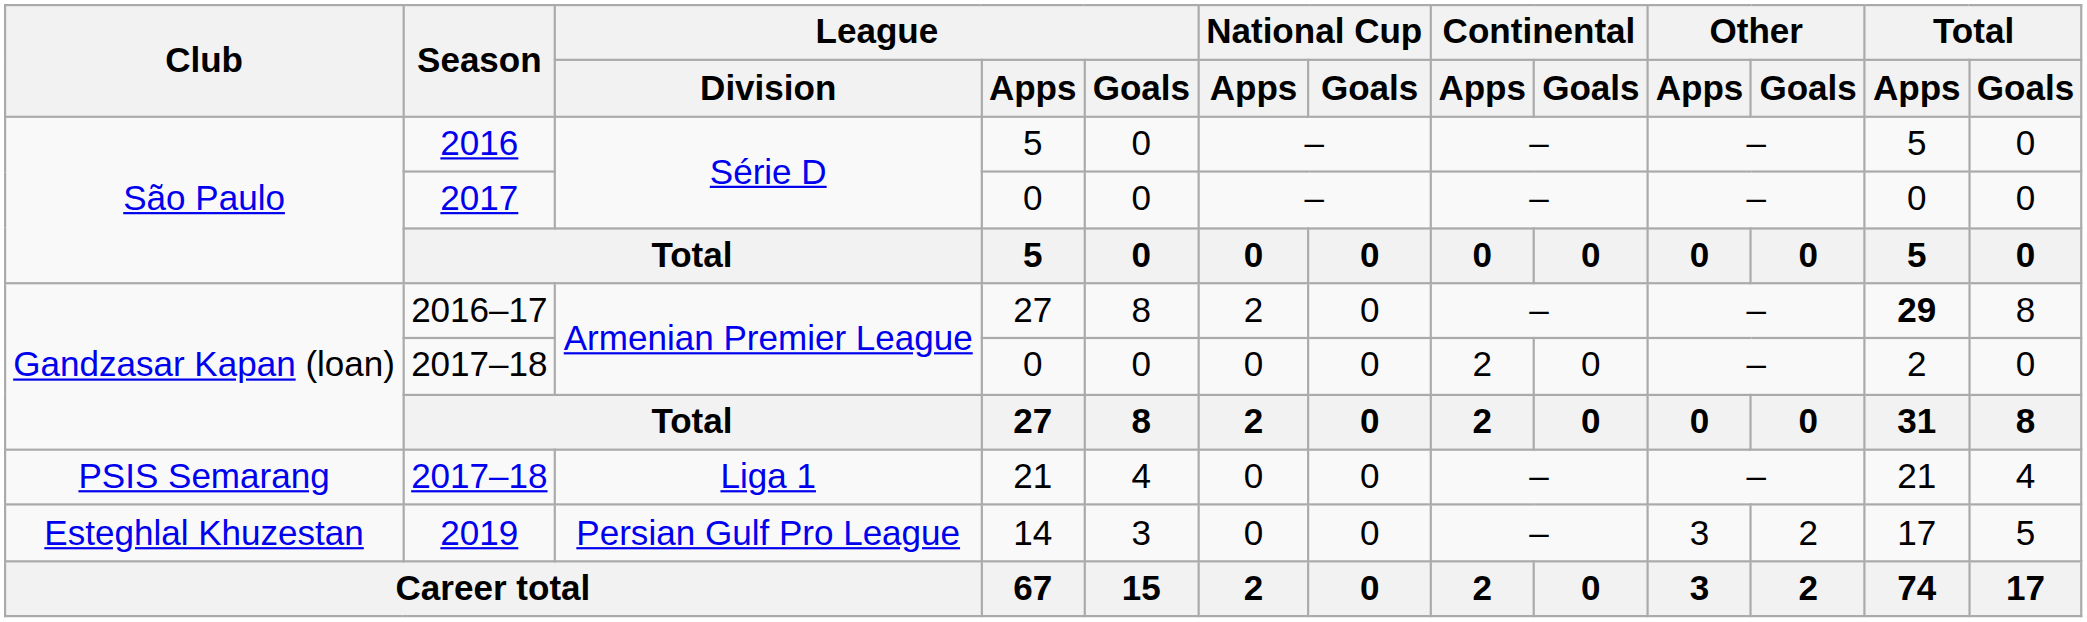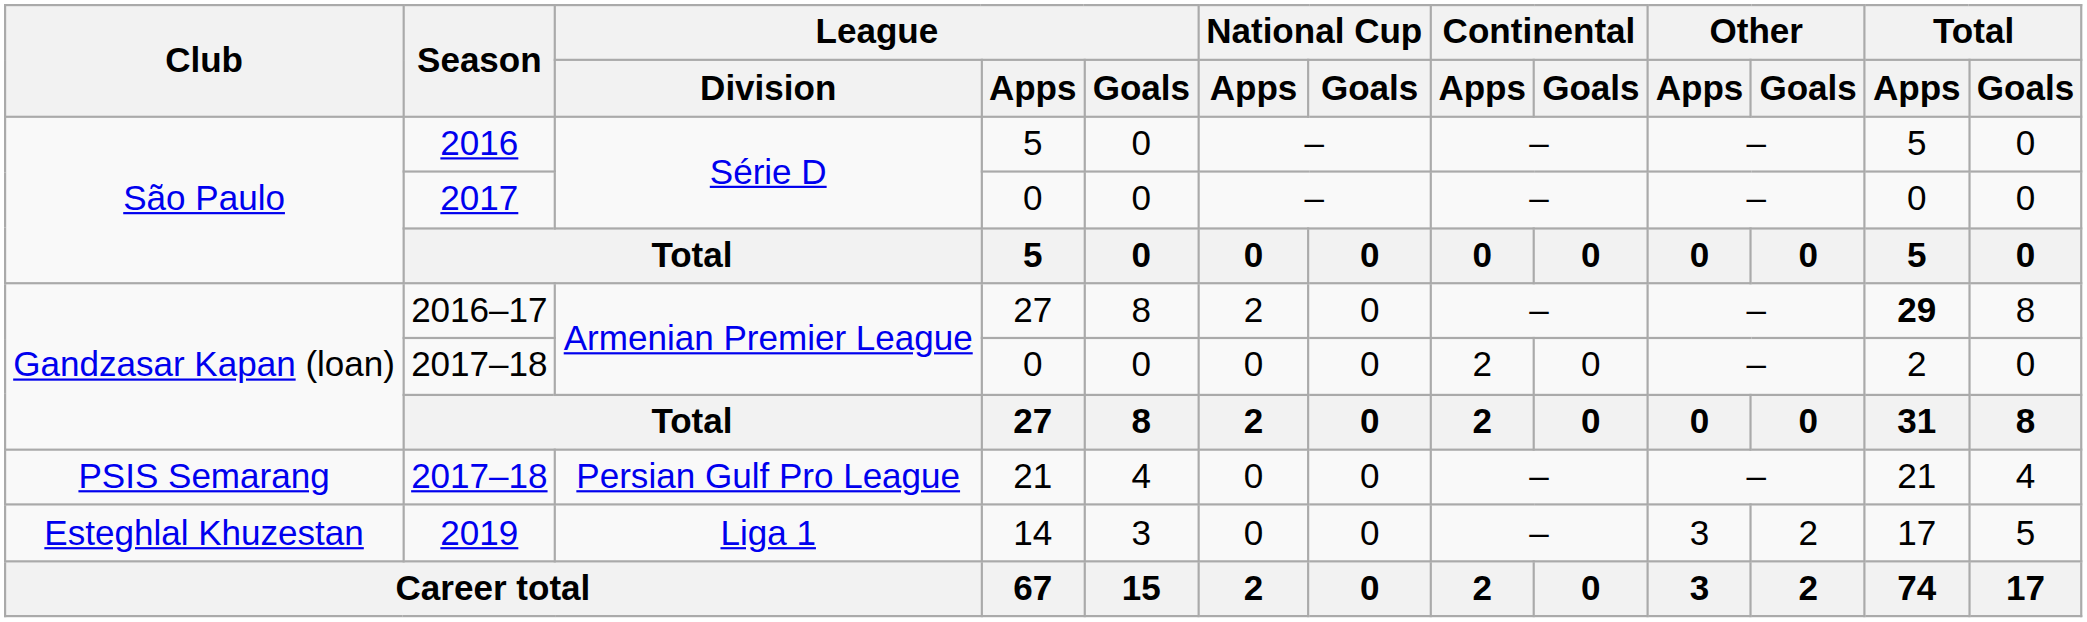(768, 476) Liga 1 -> (768, 476) Persian Gulf Pro League
(768, 532) Persian Gulf Pro League -> (768, 532) Liga 1
